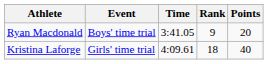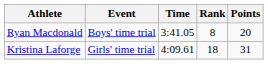(213, 32) 9 -> (213, 32) 8
(245, 50) 40 -> (245, 50) 31
